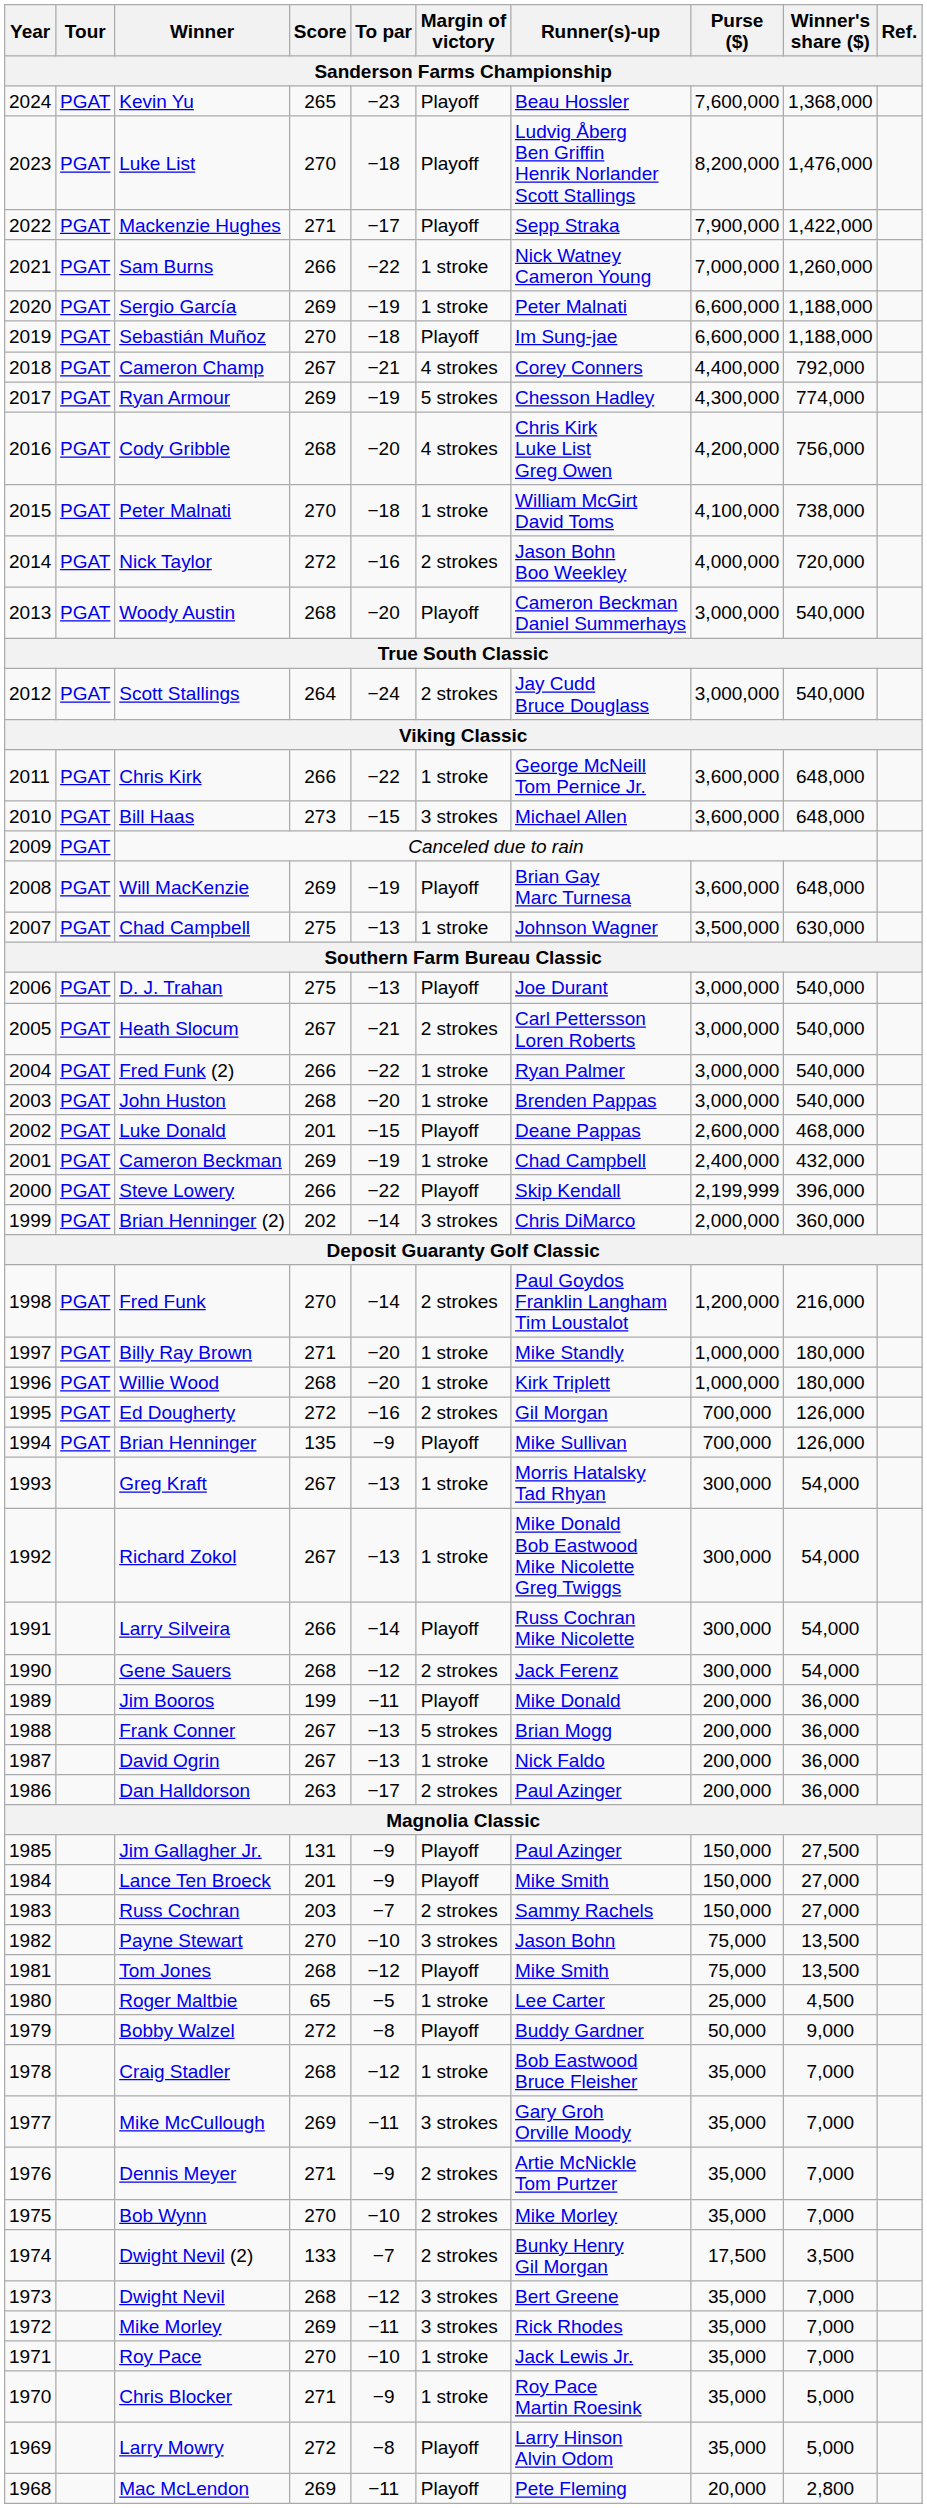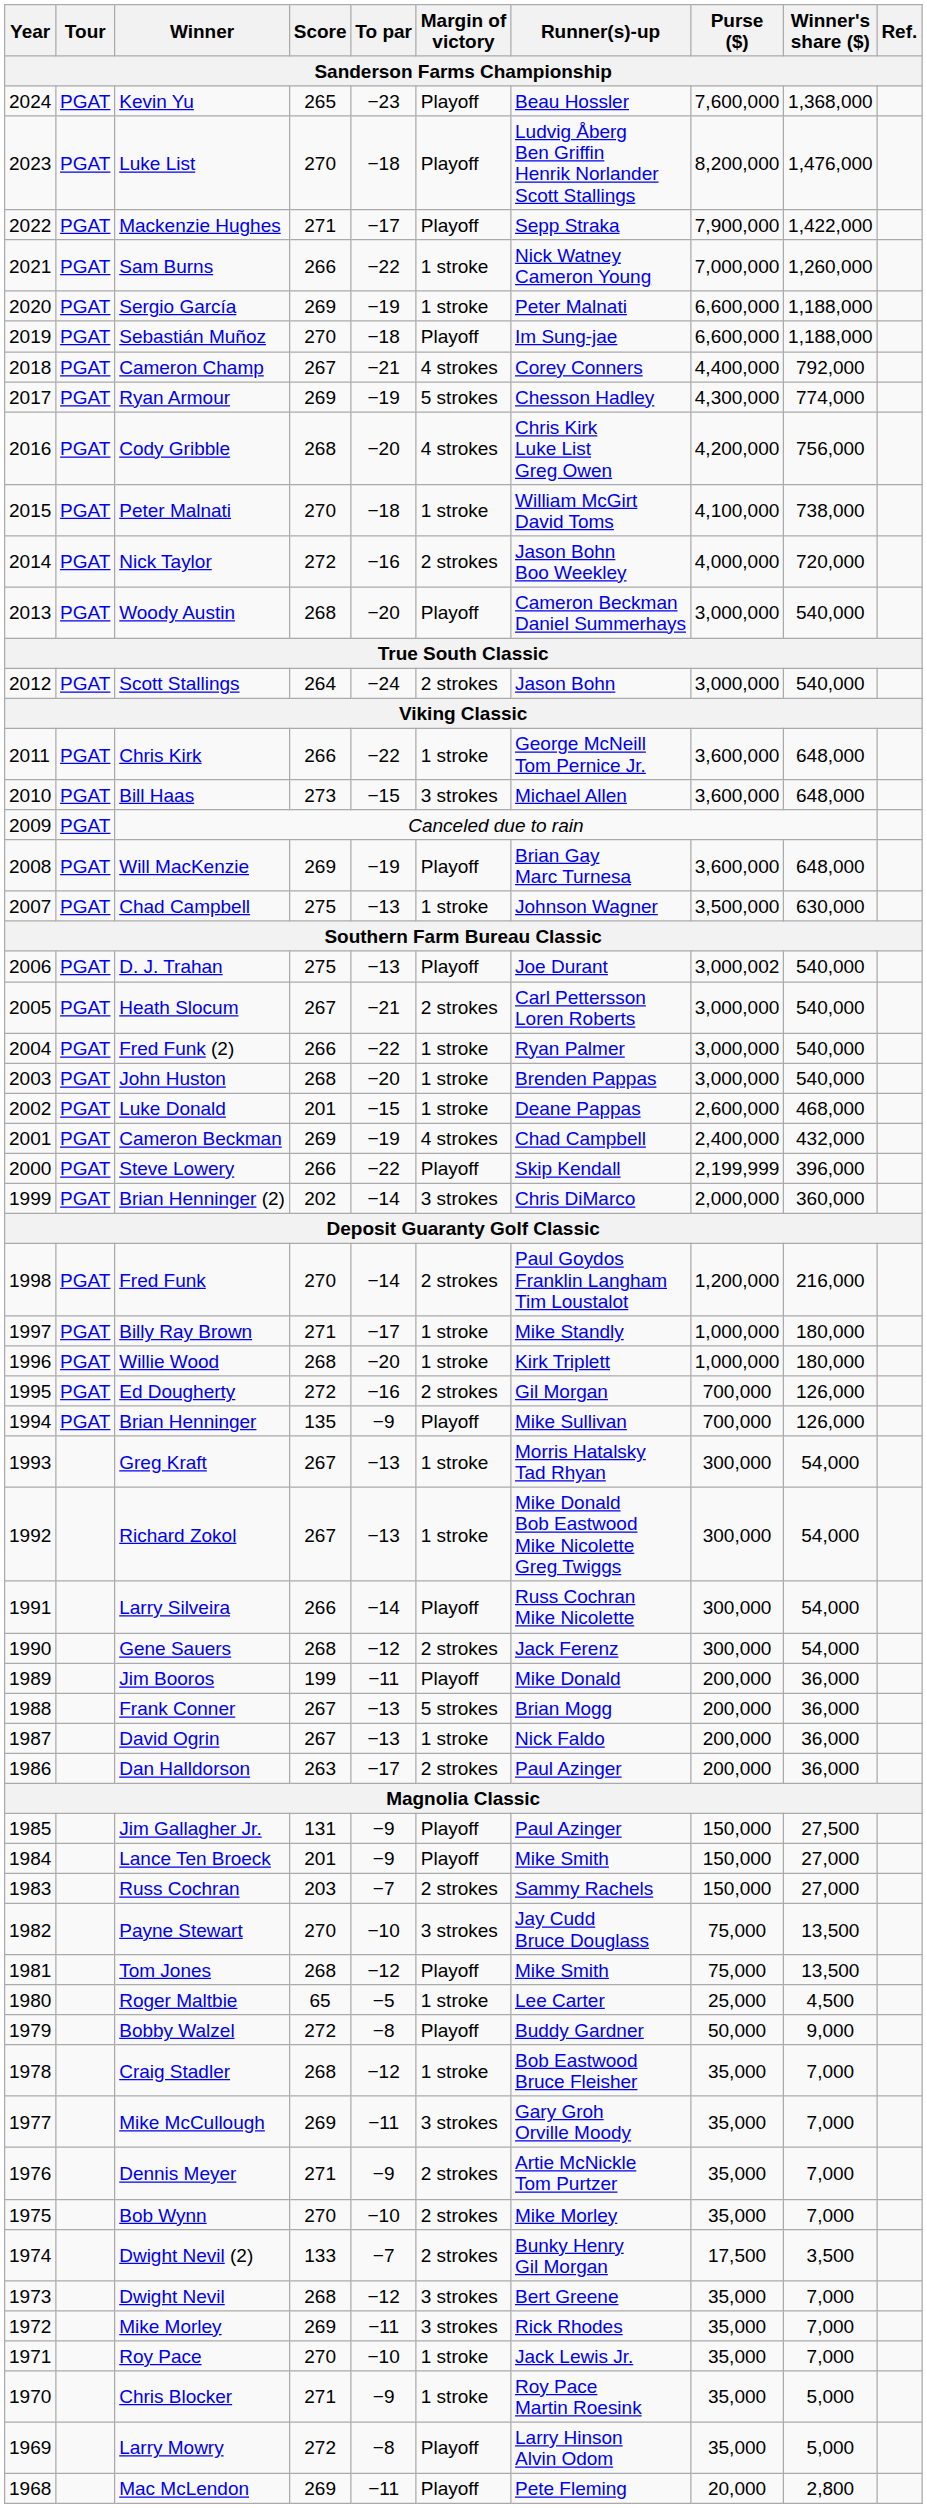(582, 694) Jay Cudd Bruce Douglass -> (565, 684) Jason Bohn
(737, 988) 3,000,000 -> (737, 967) 3,000,002
(450, 1129) Playoff -> (455, 1108) 1 stroke
(455, 1160) 1 stroke -> (459, 1138) 4 strokes
(384, 1352) −20 -> (384, 1331) −17
(565, 1940) Jason Bohn -> (582, 1929) Jay Cudd Bruce Douglass
